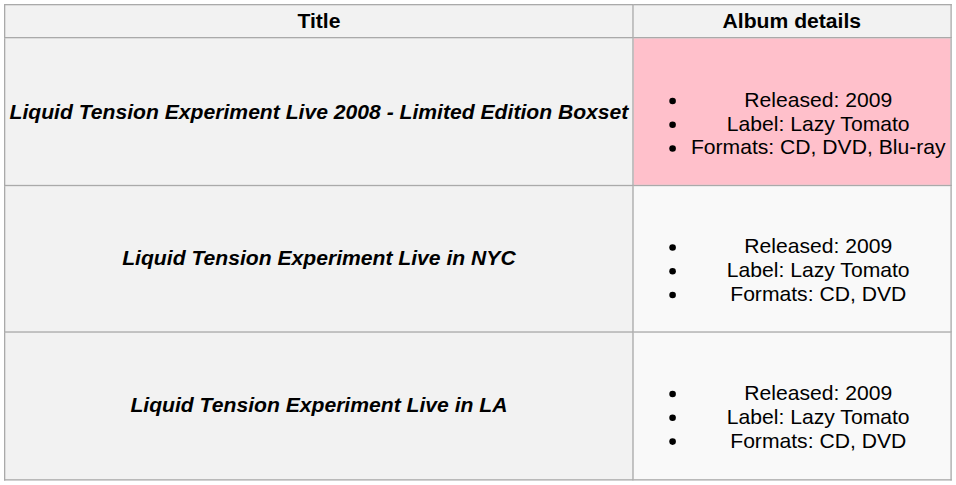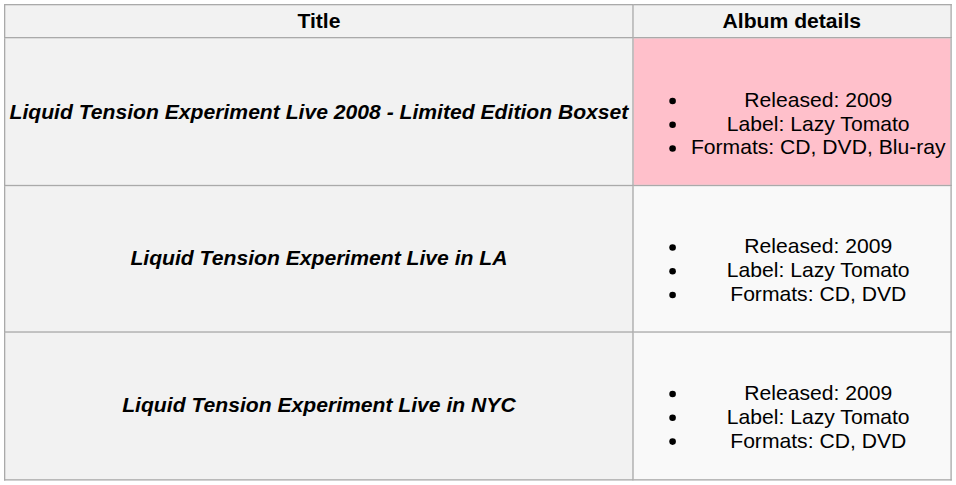rows swapped: (319, 258) <-> (319, 405)
